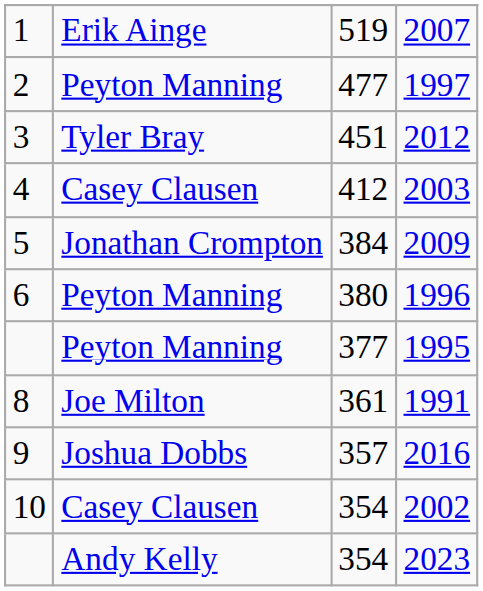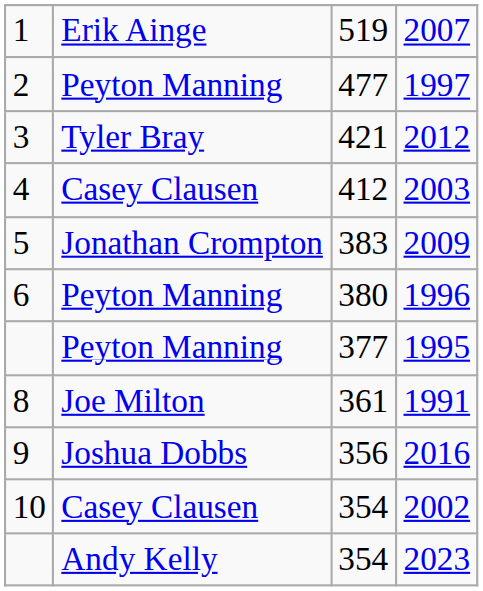(363, 136) 451 -> (363, 136) 421
(363, 242) 384 -> (363, 242) 383
(363, 453) 357 -> (363, 453) 356
